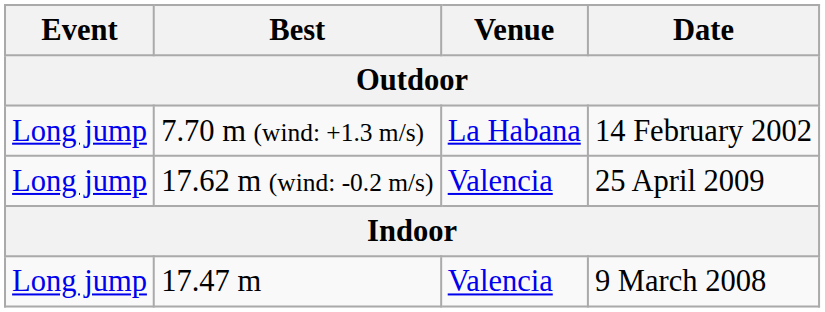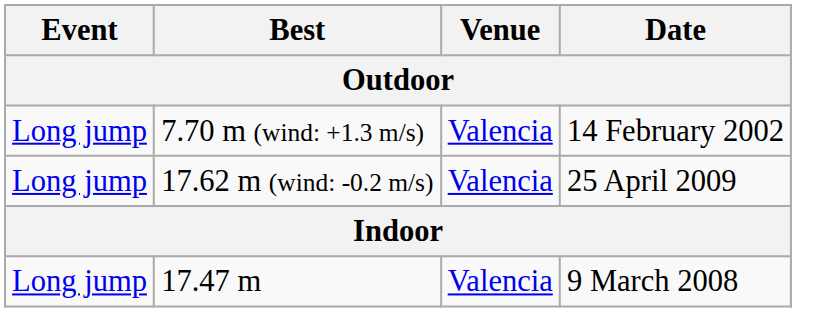(514, 130) La Habana -> (500, 130) Valencia
